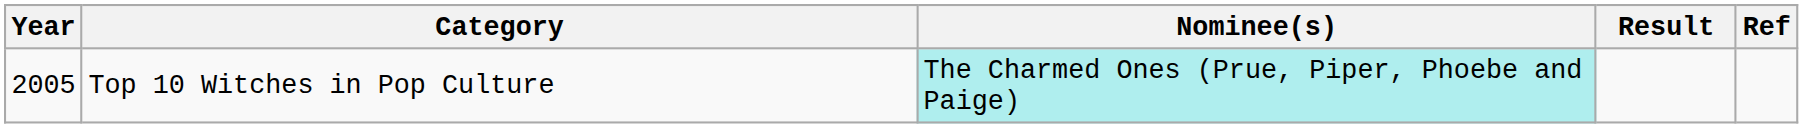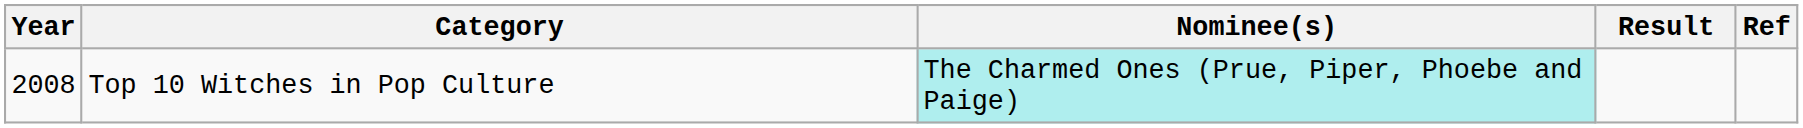(44, 86) 2005 -> (44, 86) 2008
